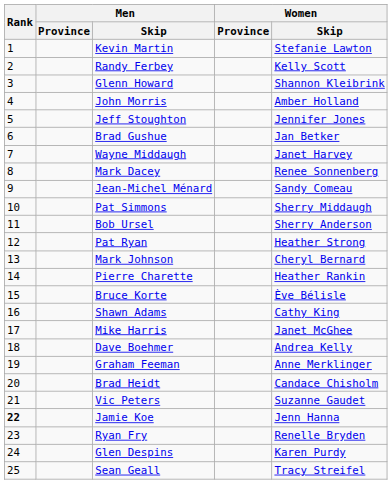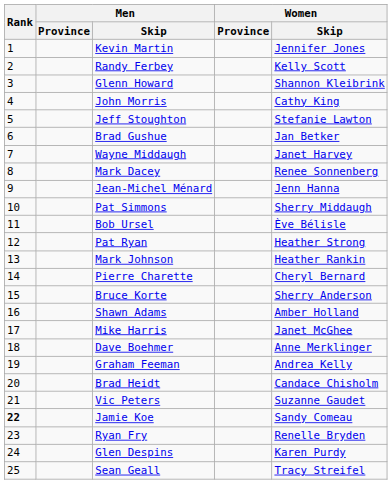(323, 48) Stefanie Lawton -> (320, 48) Jennifer Jones
(317, 101) Amber Holland -> (307, 101) Cathy King
(320, 119) Jennifer Jones -> (323, 119) Stefanie Lawton
(313, 189) Sandy Comeau -> (307, 189) Jenn Hanna
(323, 224) Sherry Anderson -> (310, 224) Ève Bélisle
(320, 259) Cheryl Bernard -> (320, 259) Heather Rankin
(320, 277) Heather Rankin -> (320, 277) Cheryl Bernard
(310, 295) Ève Bélisle -> (323, 295) Sherry Anderson
(307, 312) Cathy King -> (317, 312) Amber Holland
(313, 347) Andrea Kelly -> (323, 347) Anne Merklinger
(323, 365) Anne Merklinger -> (313, 365) Andrea Kelly
(307, 418) Jenn Hanna -> (313, 418) Sandy Comeau
